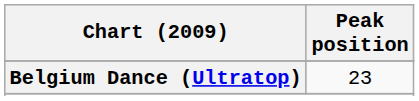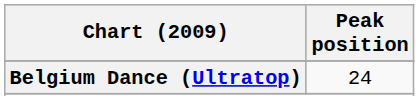(360, 78) 23 -> (360, 78) 24
